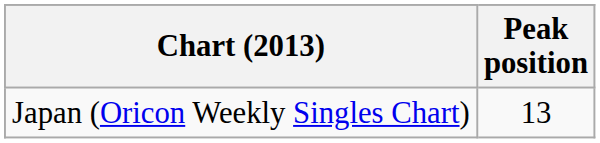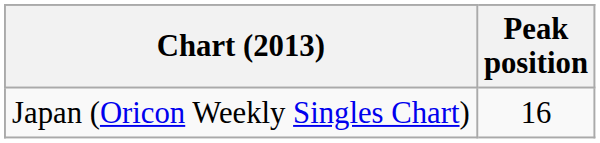(536, 112) 13 -> (536, 112) 16
